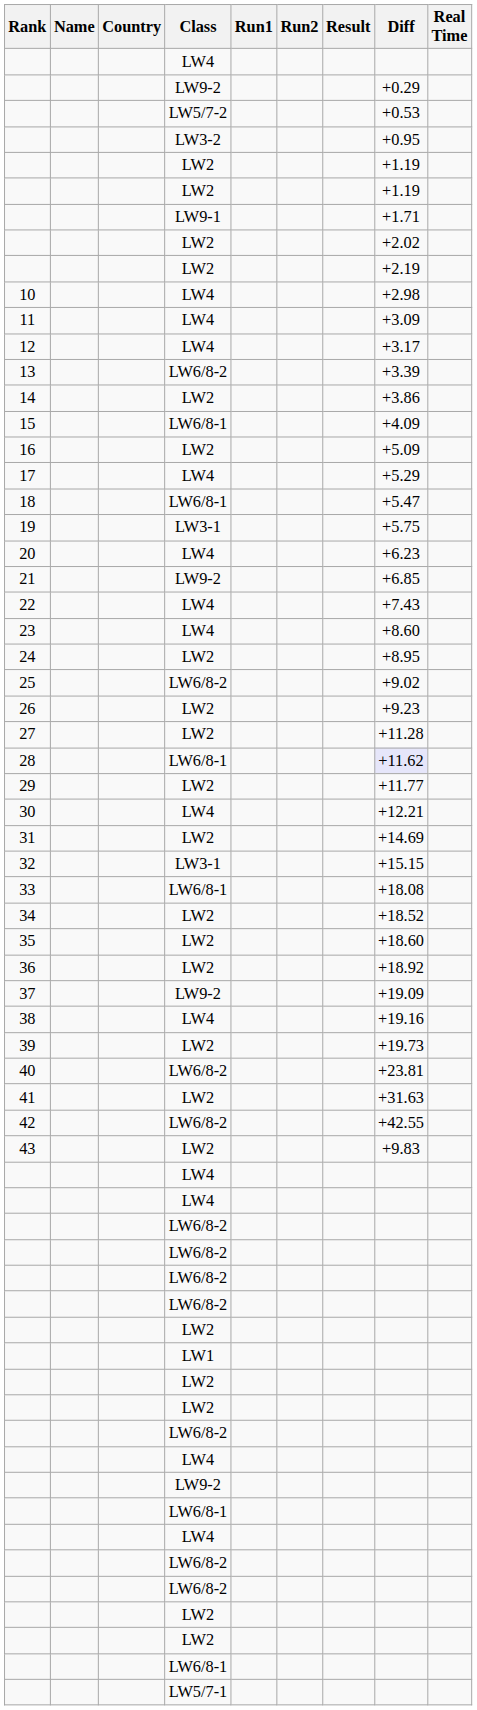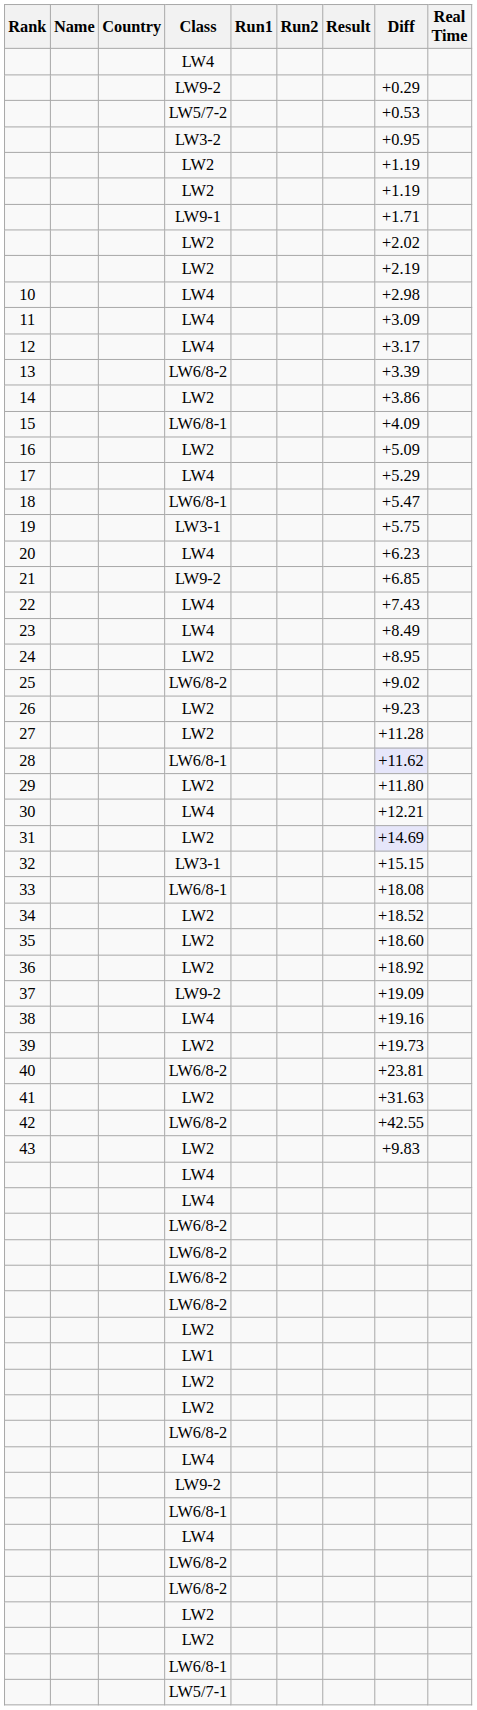(401, 631) +8.60 -> (401, 631) +8.49
(401, 786) +11.77 -> (401, 786) +11.80
(401, 838) no background -> (401, 838) lavender background
